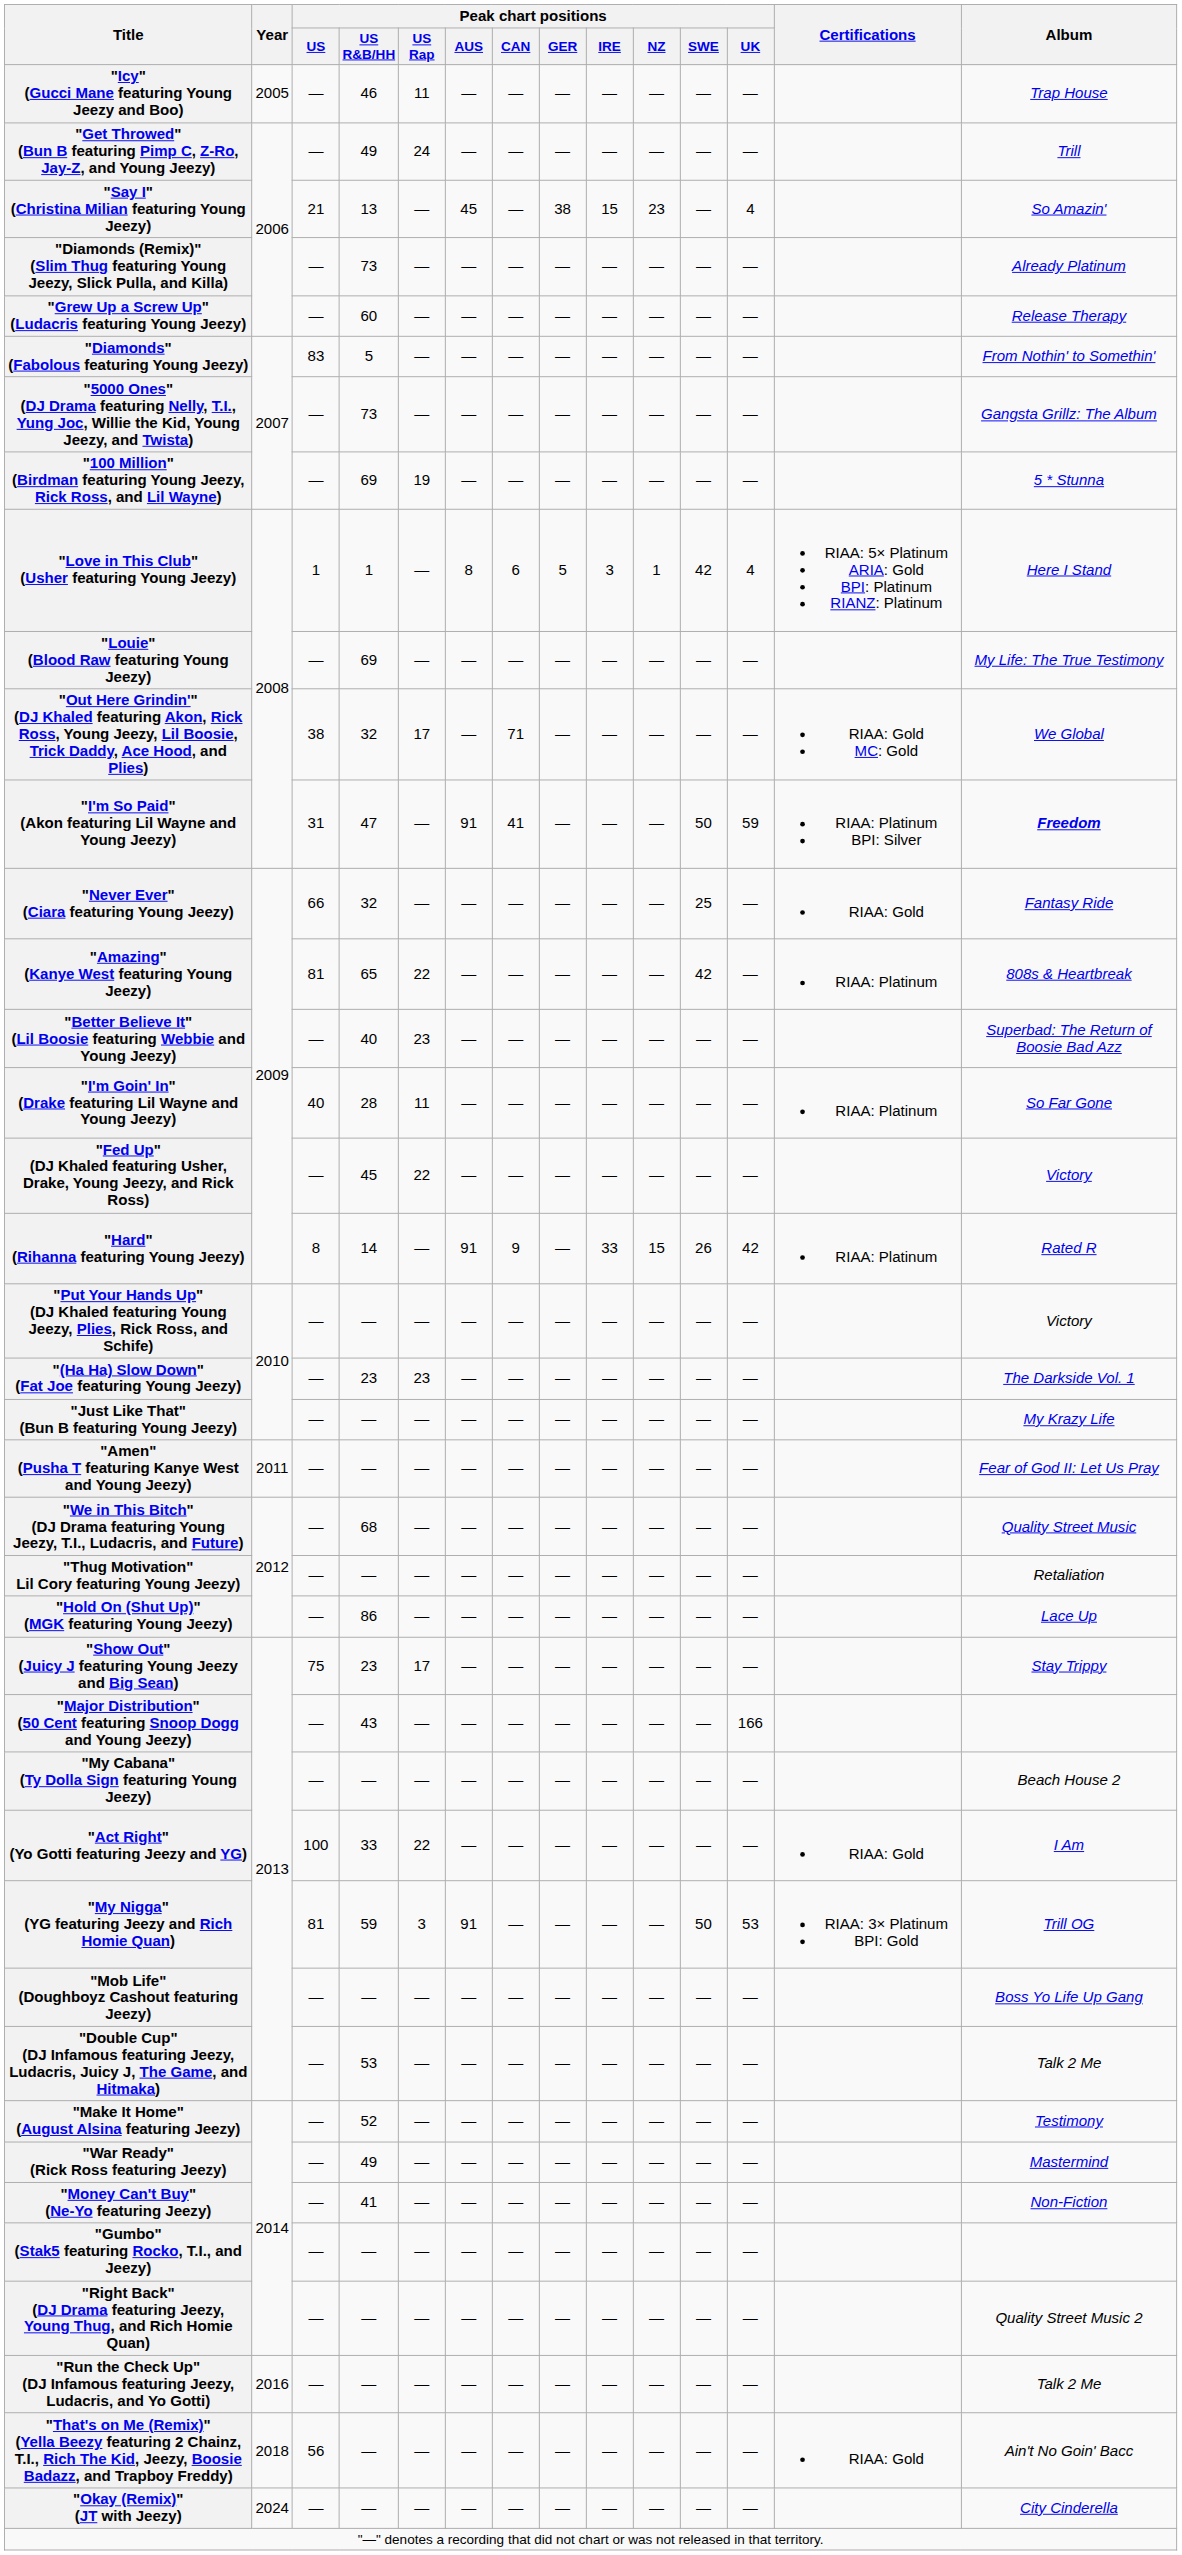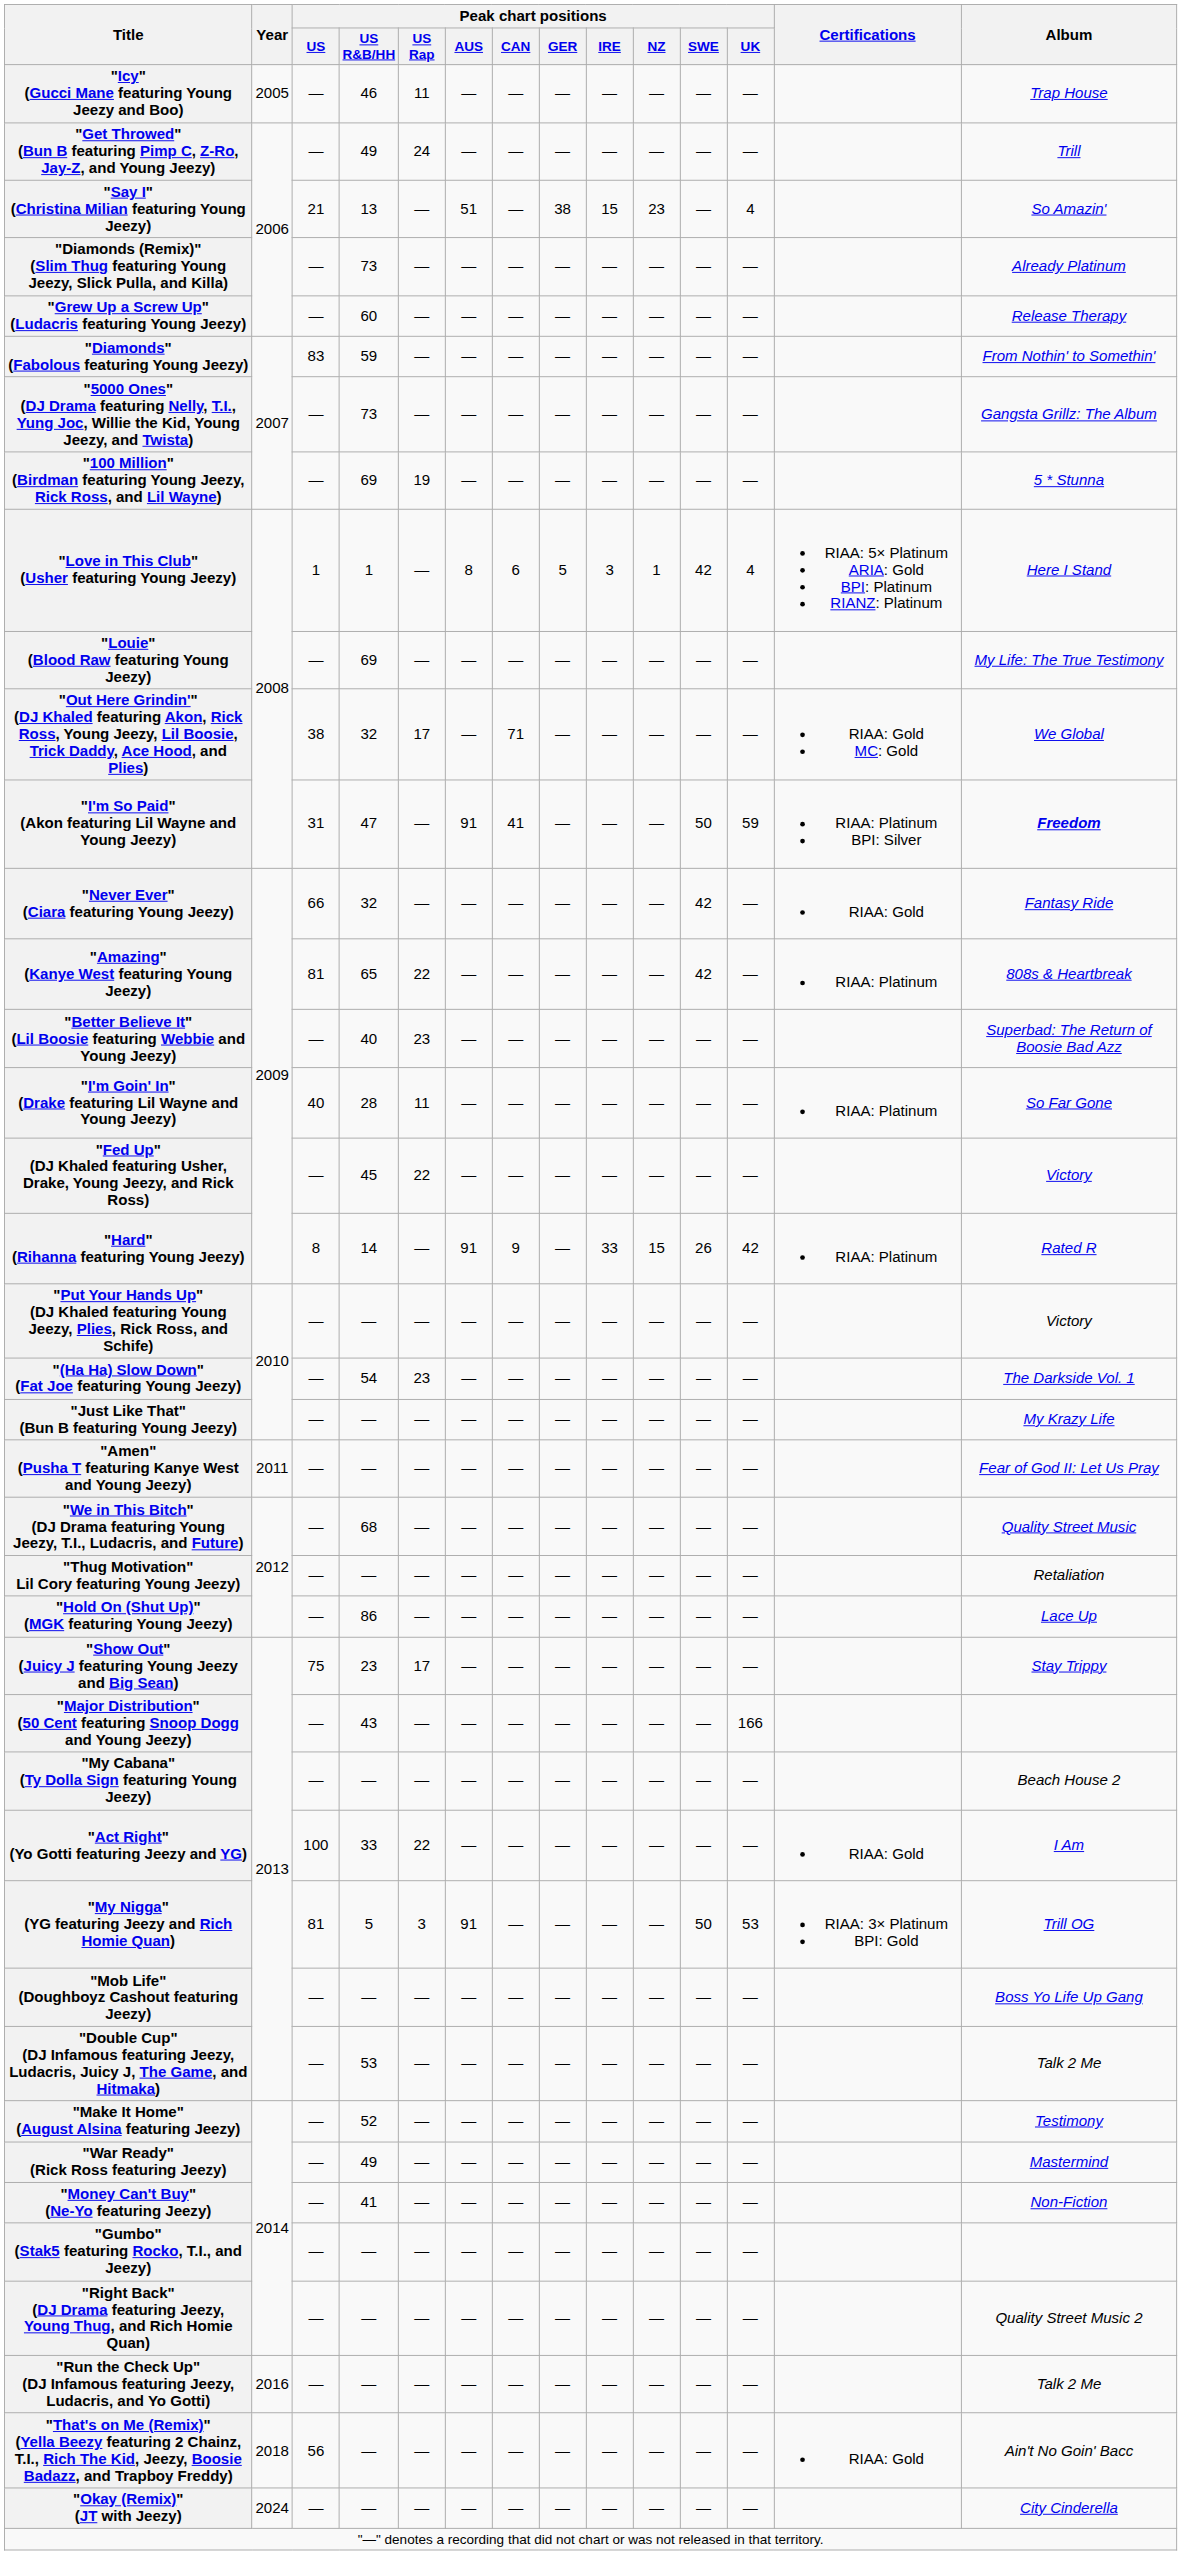(469, 209) 45 -> (469, 209) 51
(369, 356) 5 -> (369, 356) 59
(703, 903) 25 -> (703, 903) 42
(369, 1378) 23 -> (369, 1378) 54
(369, 1924) 59 -> (369, 1924) 5
